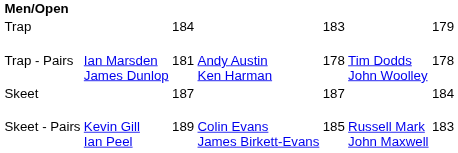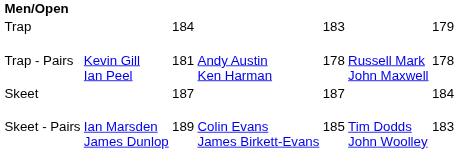(126, 67) Ian Marsden James Dunlop -> (112, 67) Kevin Gill Ian Peel
(388, 67) Tim Dodds John Woolley -> (388, 67) Russell Mark John Maxwell
(112, 134) Kevin Gill Ian Peel -> (126, 134) Ian Marsden James Dunlop
(388, 134) Russell Mark John Maxwell -> (388, 134) Tim Dodds John Woolley
